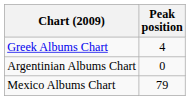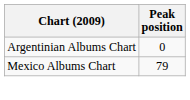- row: (58, 47)
